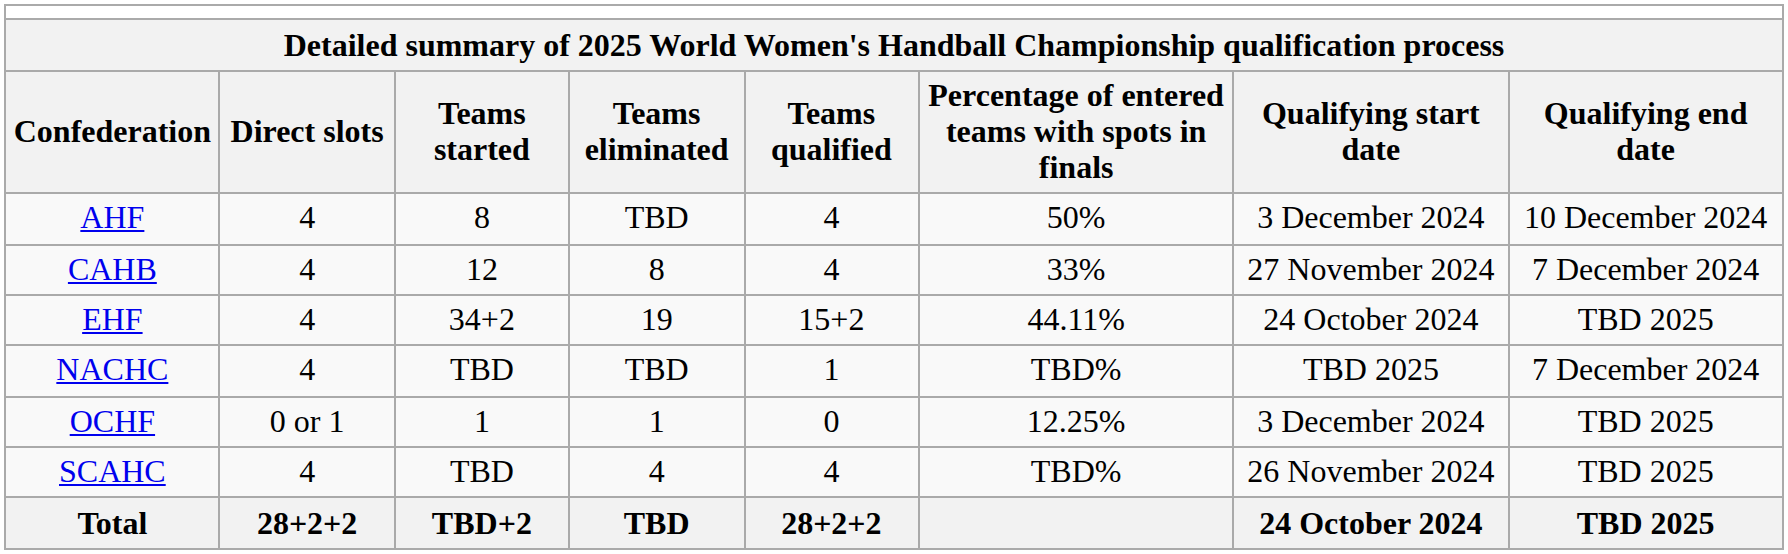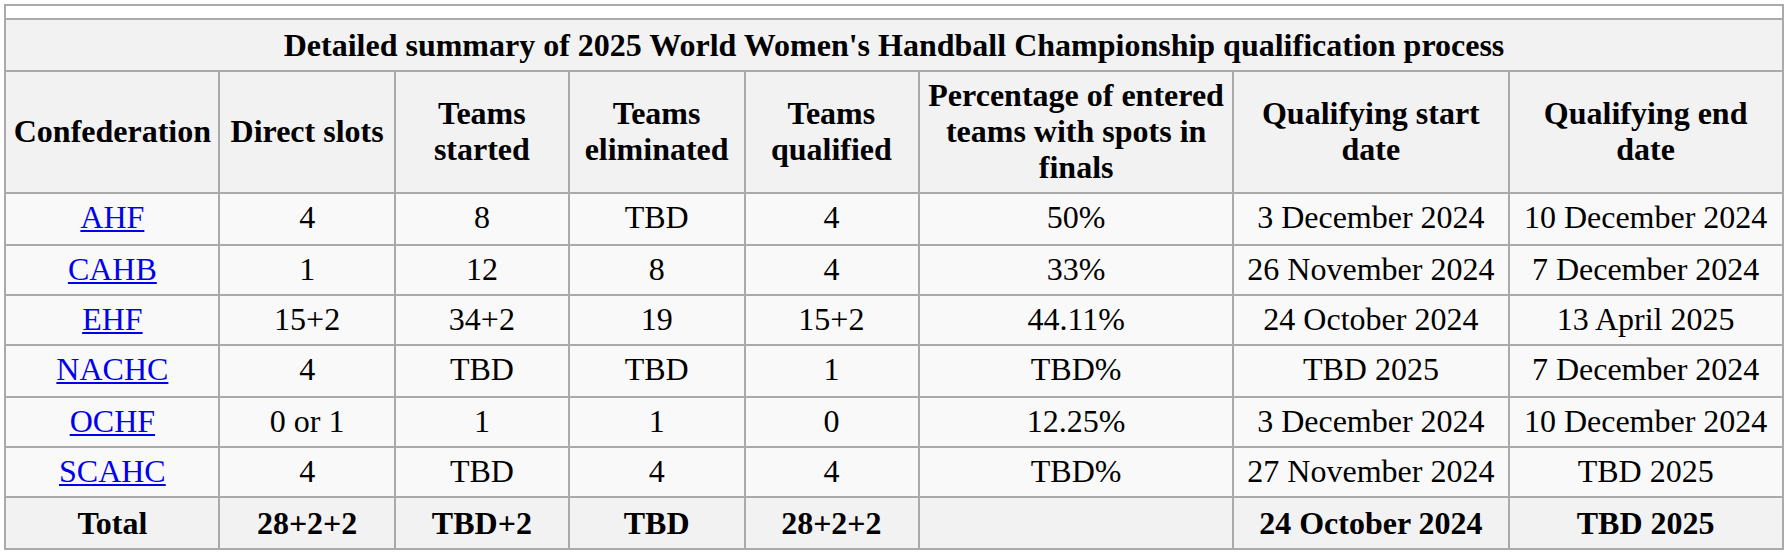(307, 268) 4 -> (307, 268) 1
(1371, 268) 27 November 2024 -> (1371, 268) 26 November 2024
(307, 319) 4 -> (307, 319) 15+2
(1646, 319) TBD 2025 -> (1646, 319) 13 April 2025
(1646, 421) TBD 2025 -> (1646, 421) 10 December 2024
(1371, 471) 26 November 2024 -> (1371, 471) 27 November 2024
